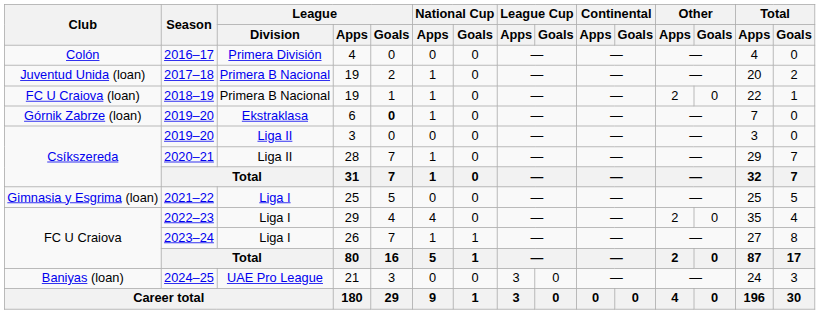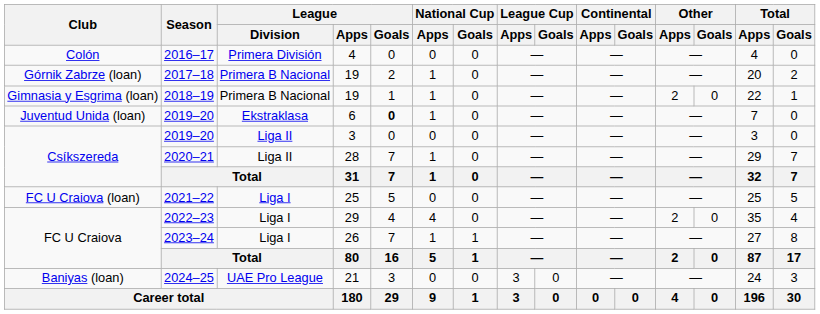(83, 75) Juventud Unida (loan) -> (83, 75) Górnik Zabrze (loan)
(83, 95) FC U Craiova (loan) -> (83, 95) Gimnasia y Esgrima (loan)
(83, 116) Górnik Zabrze (loan) -> (83, 116) Juventud Unida (loan)
(83, 197) Gimnasia y Esgrima (loan) -> (83, 197) FC U Craiova (loan)
